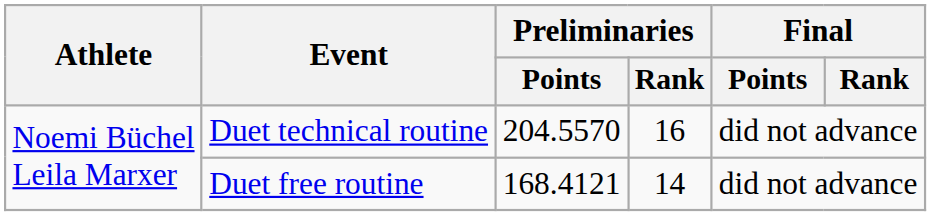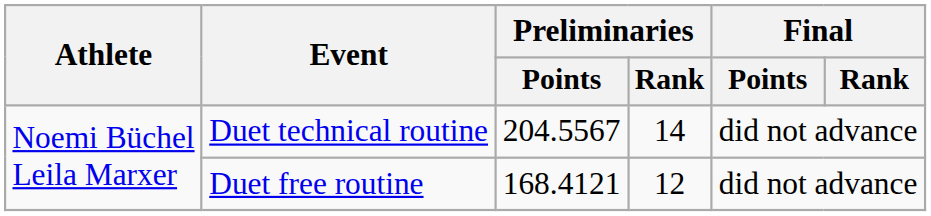(562, 131) 204.5570 -> (562, 131) 204.5567
(670, 131) 16 -> (670, 131) 14
(670, 183) 14 -> (670, 183) 12
